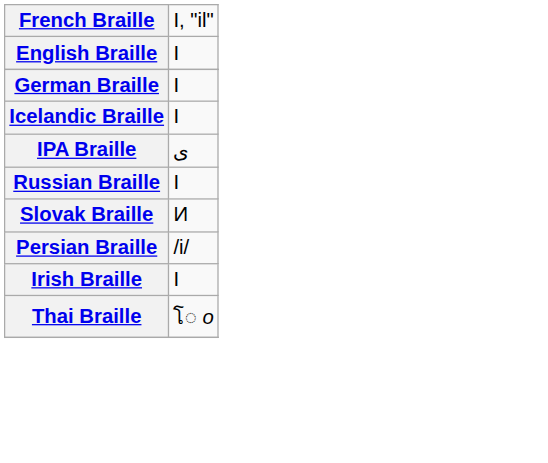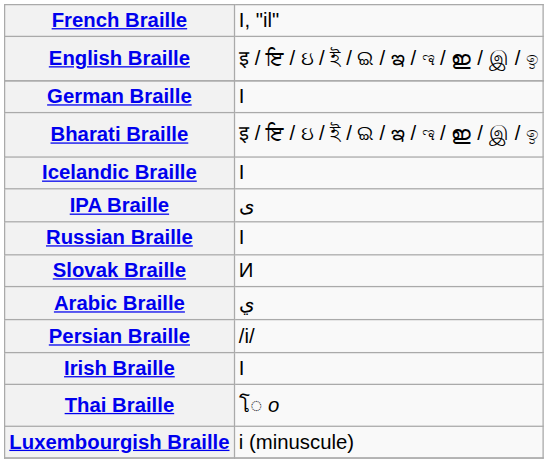(176, 52) I -> (389, 57) इ / ਇ / ઇ / ই / ଇ / ఇ / ಇ / ഇ / இ / ඉ
+ row: (119, 134)
+ row: (119, 303)
+ row: (119, 441)
